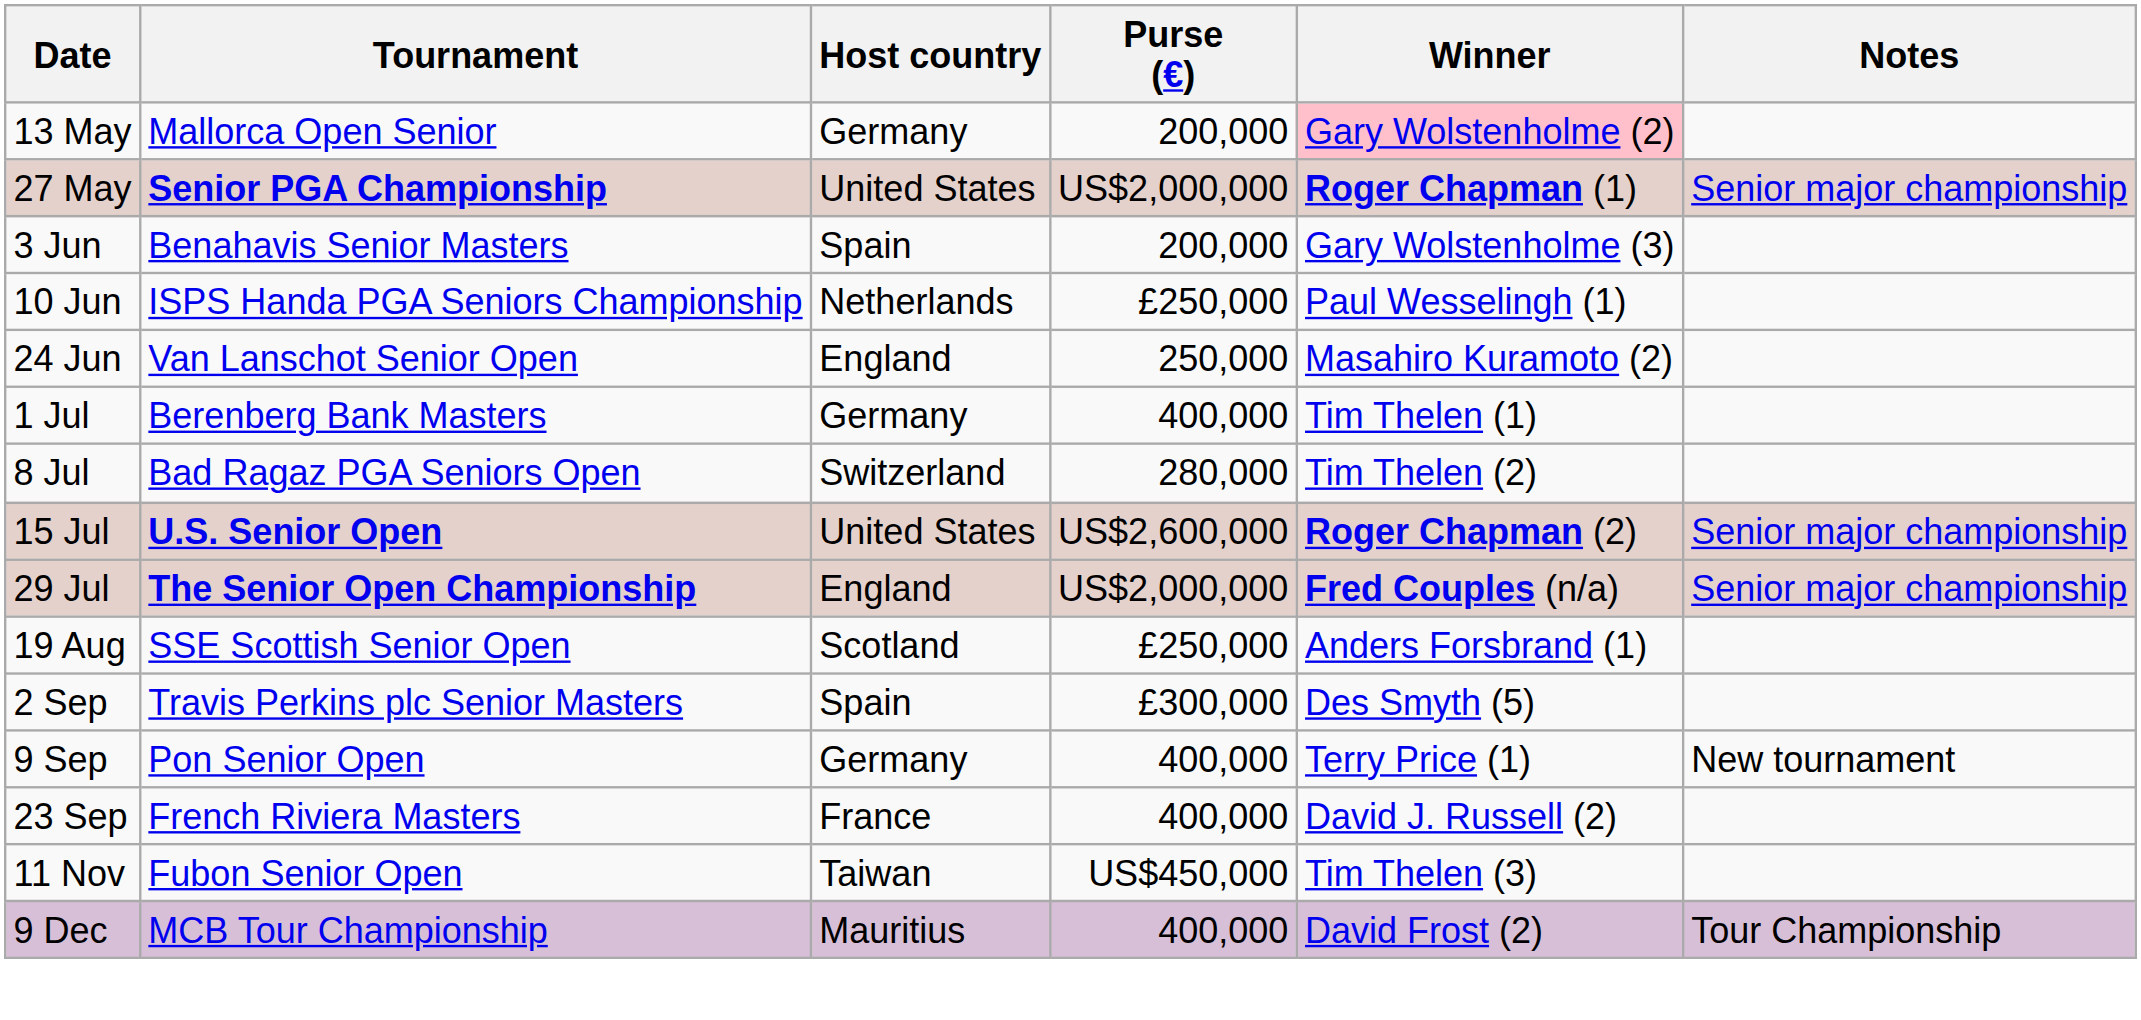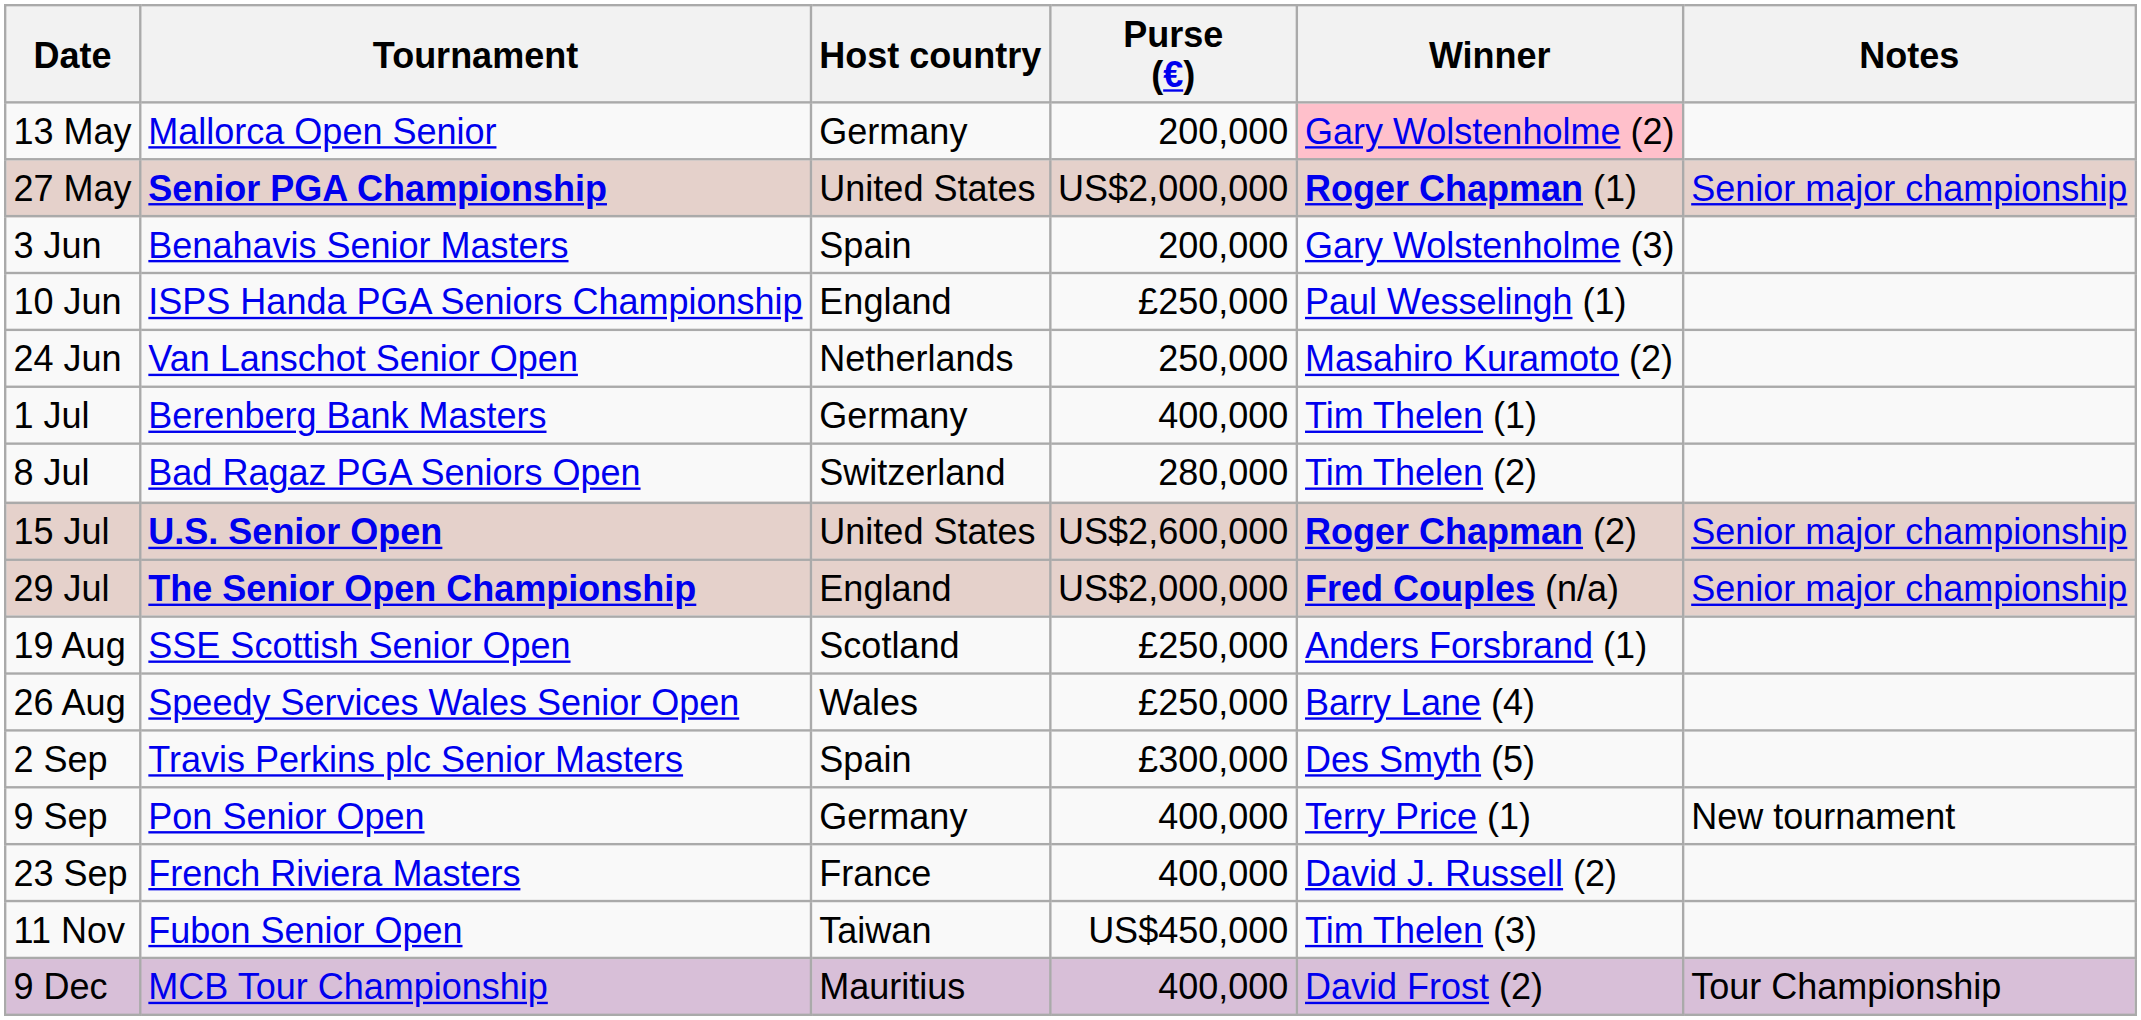(916, 302) Netherlands -> (885, 302) England
(885, 359) England -> (916, 359) Netherlands
+ row: (70, 701)
